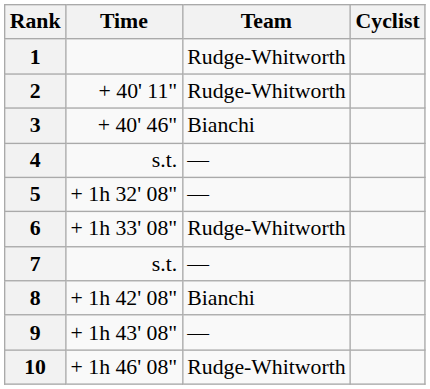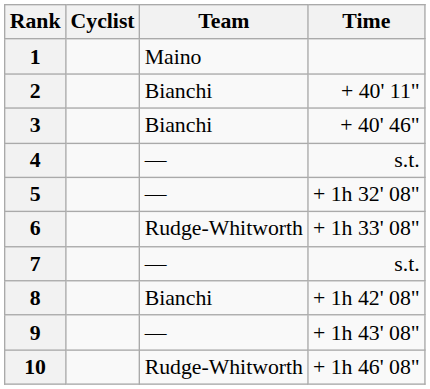columns swapped: (388, 21) <-> (124, 21)
(266, 56) Rudge-Whitworth -> (173, 56) Maino
(266, 90) Rudge-Whitworth -> (178, 90) Bianchi
